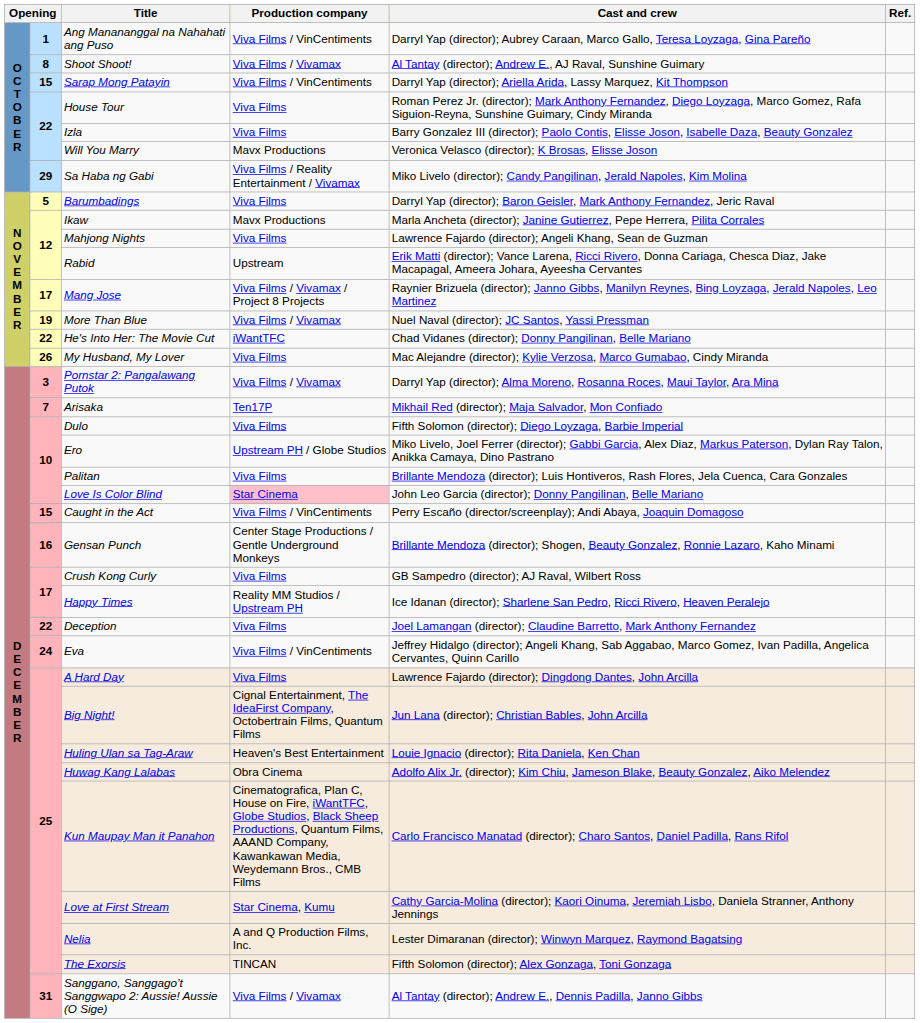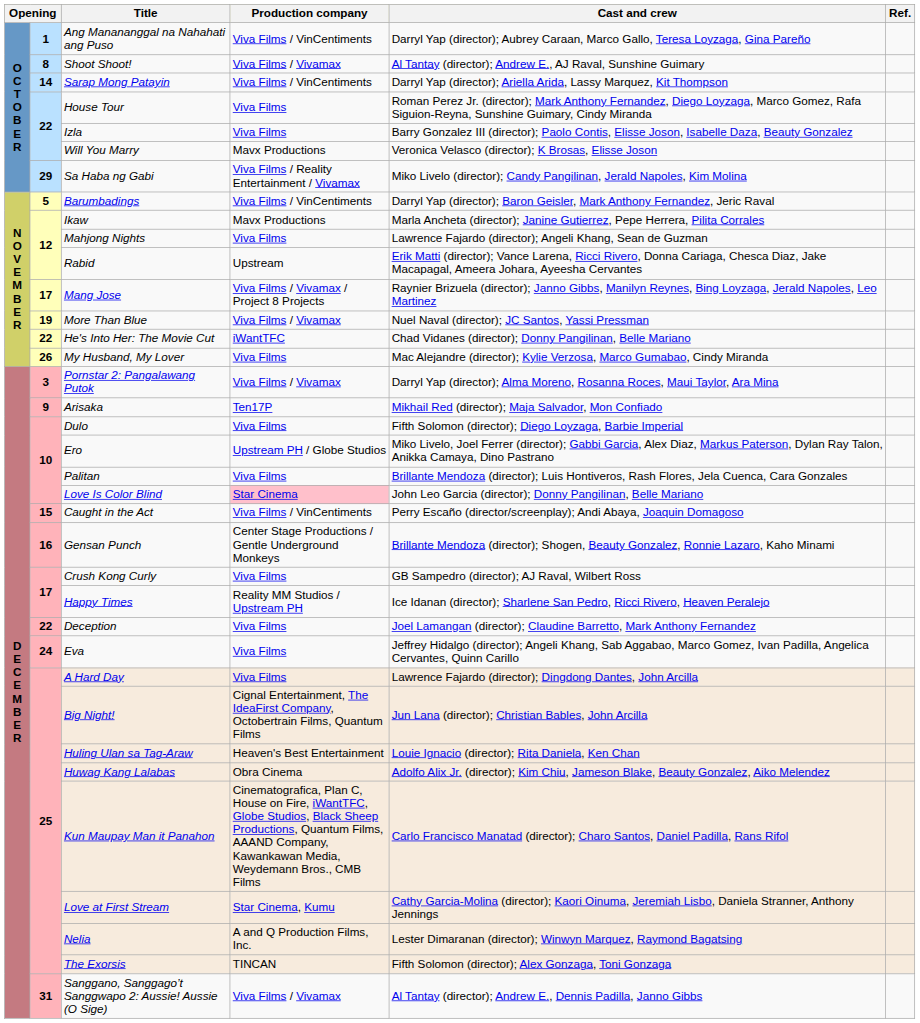(46, 82) 15 -> (46, 82) 14
(260, 201) Viva Films -> (302, 201) Viva Films / VinCentiments
(46, 407) 7 -> (46, 407) 9
(302, 651) Viva Films / VinCentiments -> (260, 651) Viva Films
